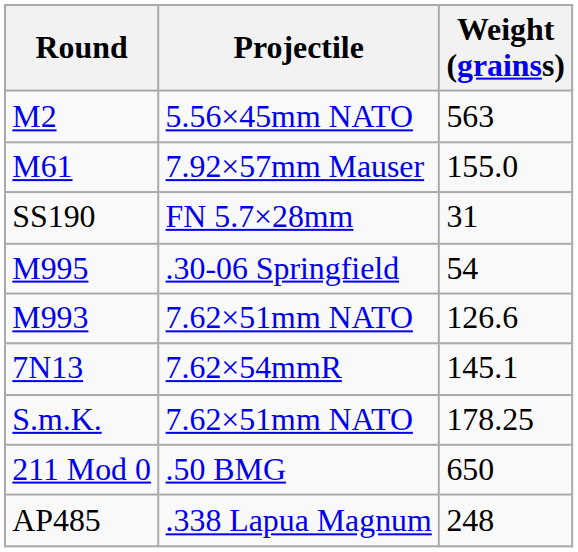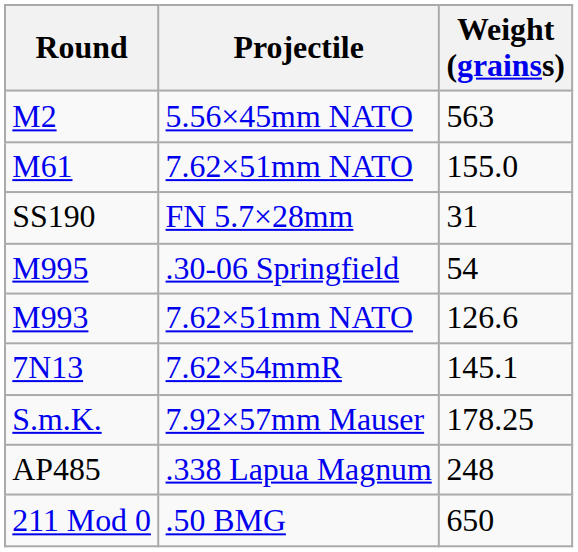(295, 166) 7.92×57mm Mauser -> (289, 166) 7.62×51mm NATO
(289, 419) 7.62×51mm NATO -> (295, 419) 7.92×57mm Mauser
rows swapped: (57, 520) <-> (82, 469)
